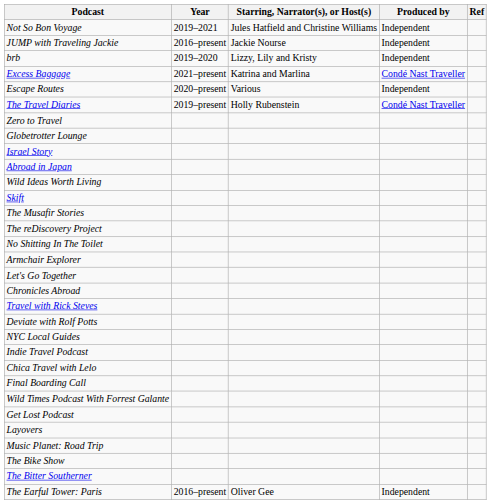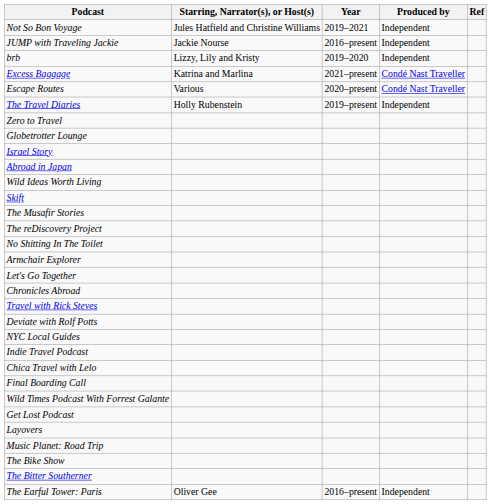columns swapped: (200, 12) <-> (304, 12)
(406, 89) Independent -> (423, 89) Condé Nast Traveller
(423, 105) Condé Nast Traveller -> (406, 105) Independent
